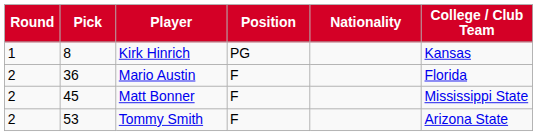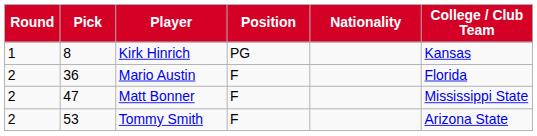(71, 97) 45 -> (71, 97) 47
